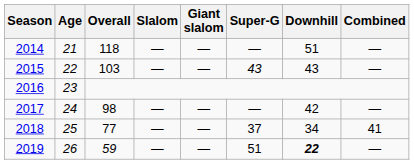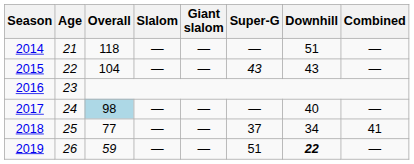(109, 68) 103 -> (109, 68) 104
(109, 108) no background -> (109, 108) lightblue background
(312, 108) 42 -> (312, 108) 40
